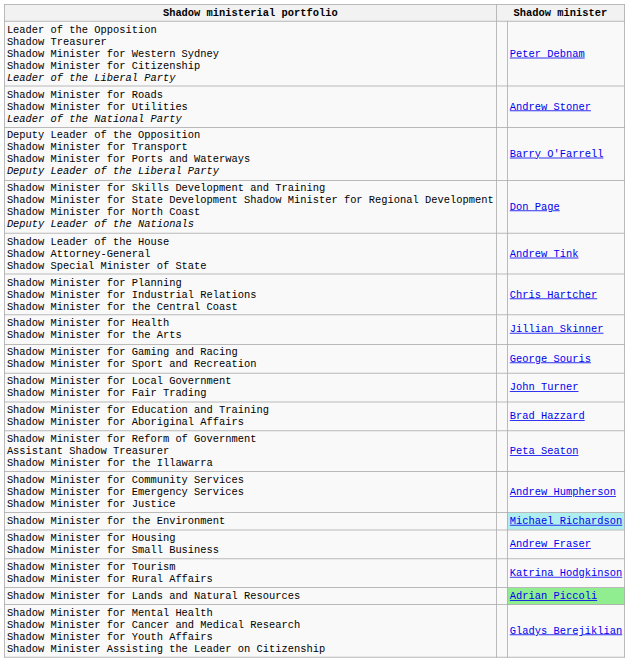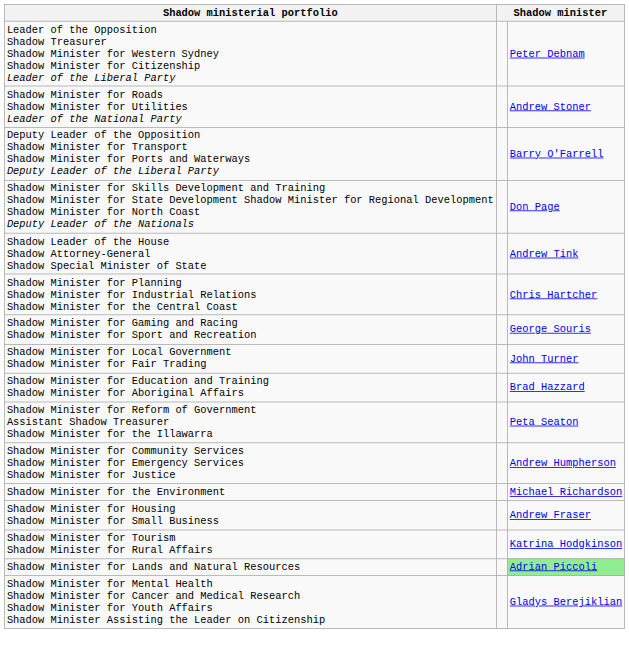- row: (94, 330)
(566, 521) paleturquoise background -> (566, 492) no background
